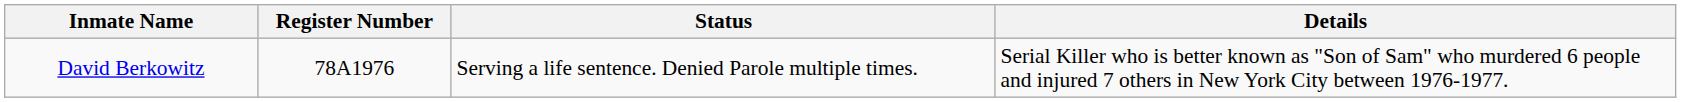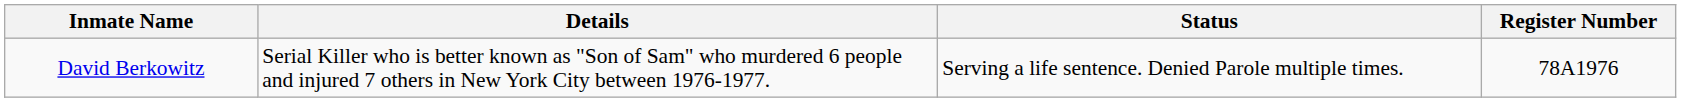columns swapped: (354, 21) <-> (1336, 21)
